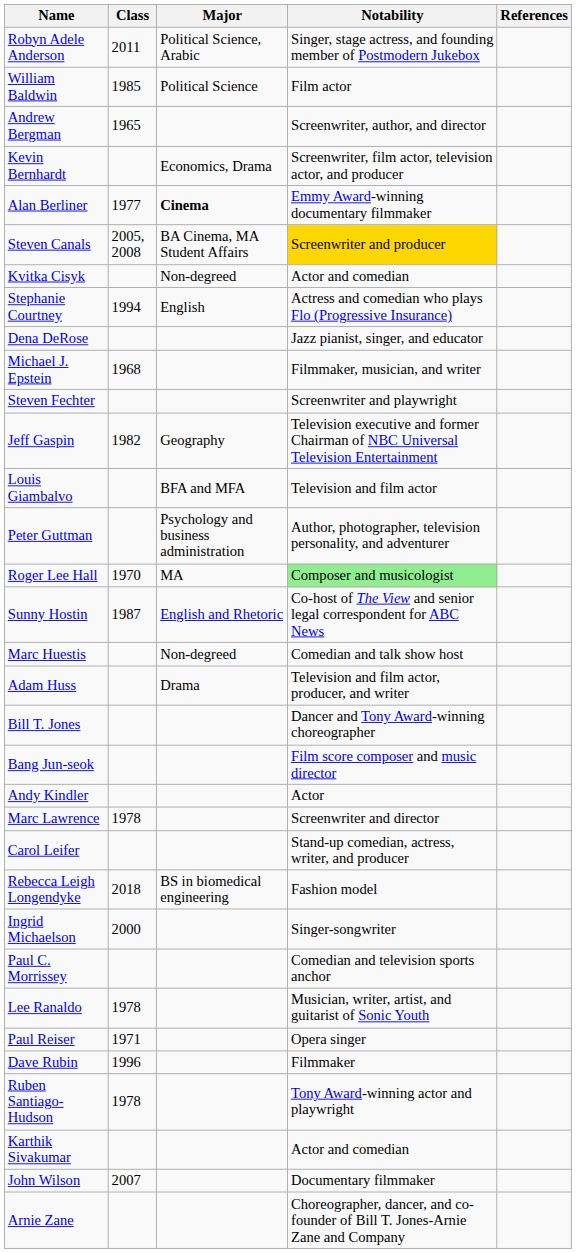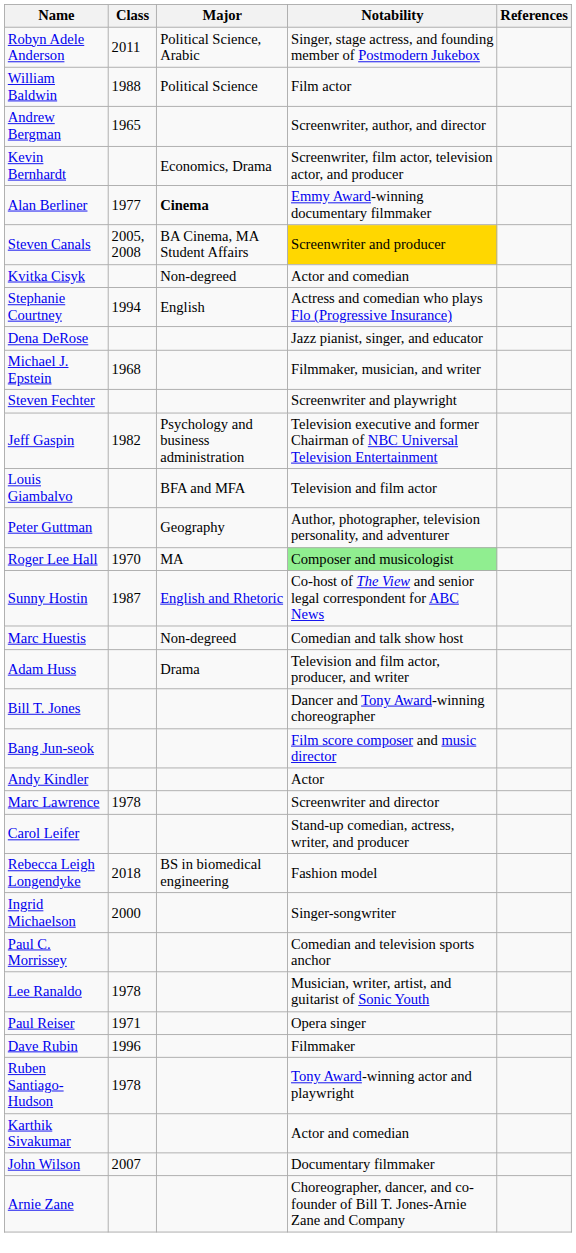(126, 86) 1985 -> (126, 86) 1988
(193, 440) Geography -> (206, 440) Psychology and business administration
(206, 535) Psychology and business administration -> (193, 527) Geography
